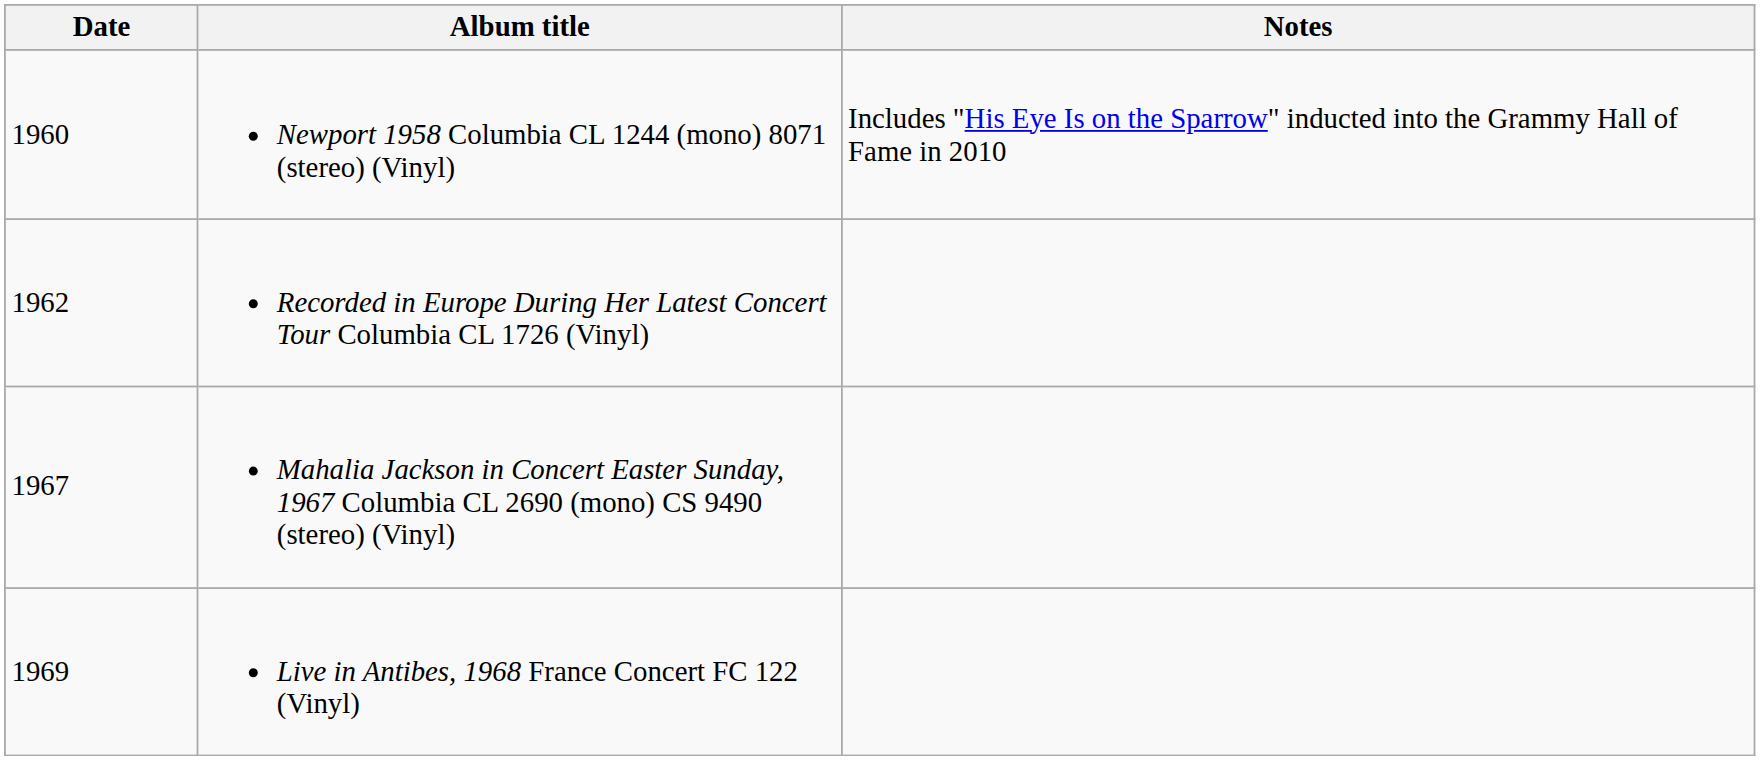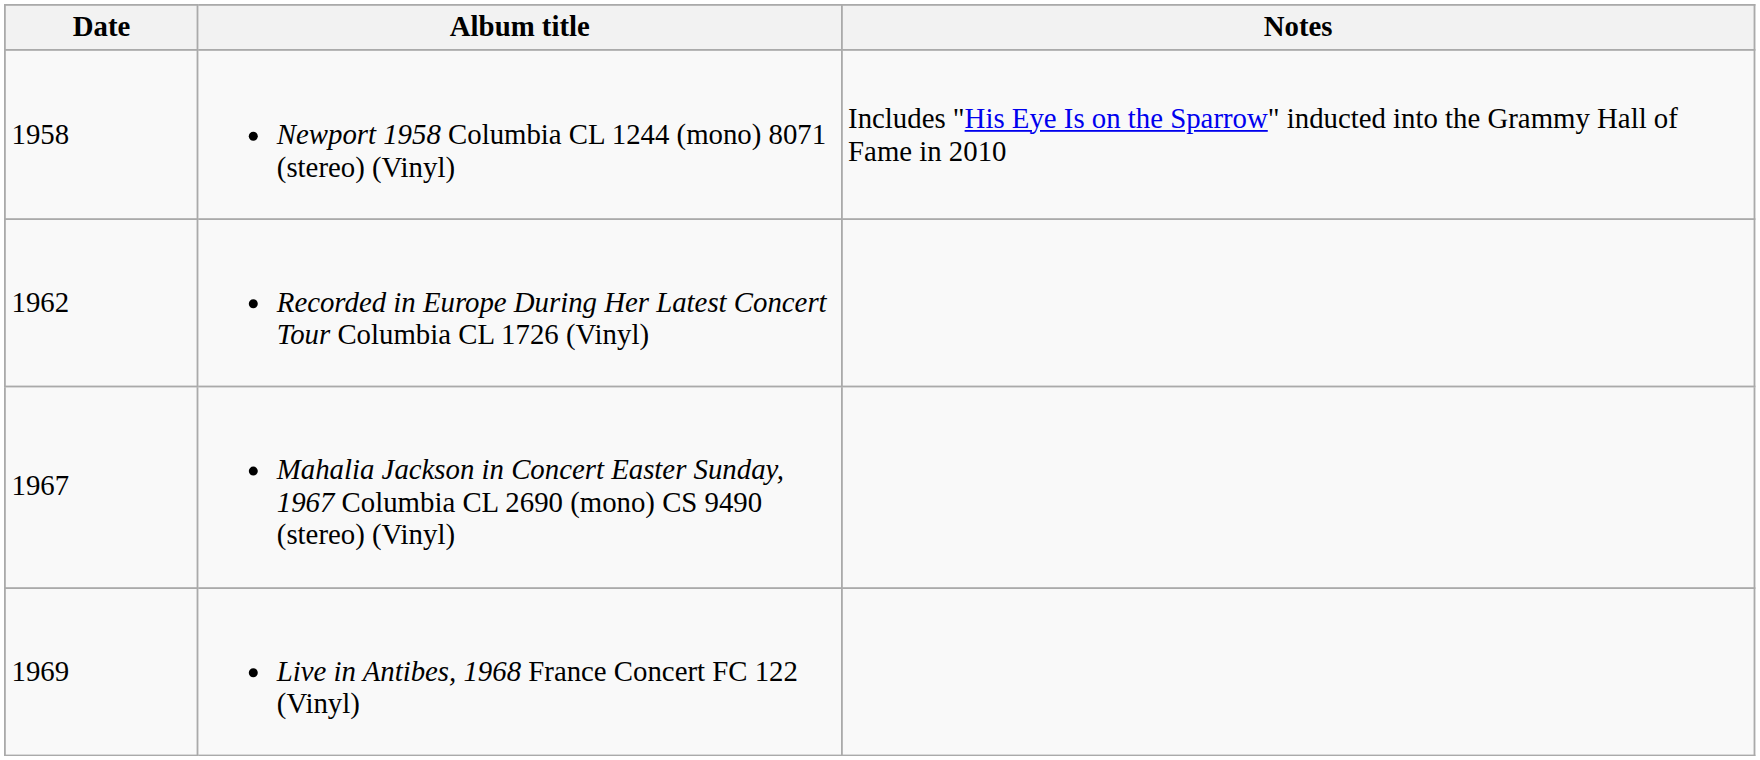(40, 134) 1960 -> (40, 134) 1958
